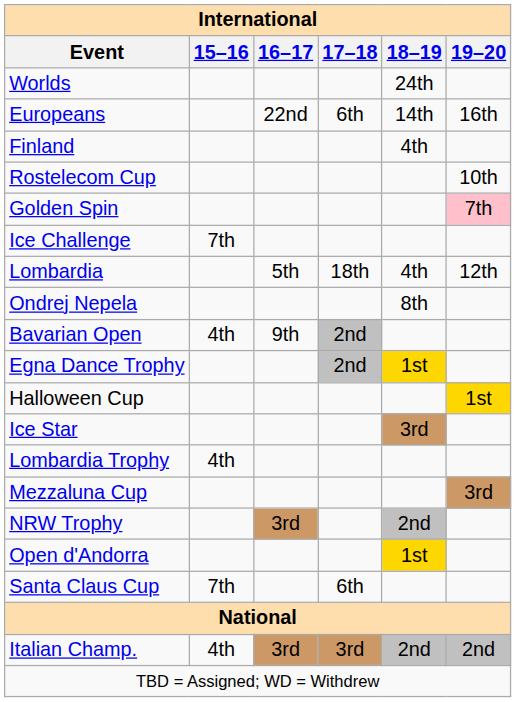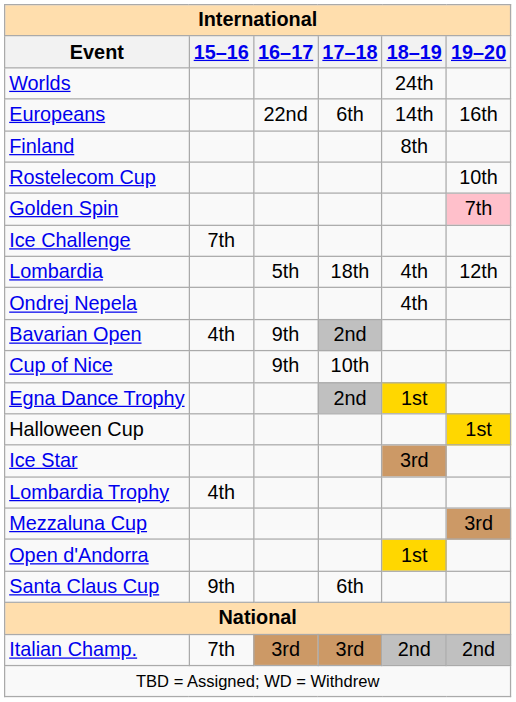(414, 146) 4th -> (414, 146) 8th
(414, 303) 8th -> (414, 303) 4th
+ row: (61, 366)
- row: (66, 523)
(221, 586) 7th -> (221, 586) 9th
(221, 649) 4th -> (221, 649) 7th
